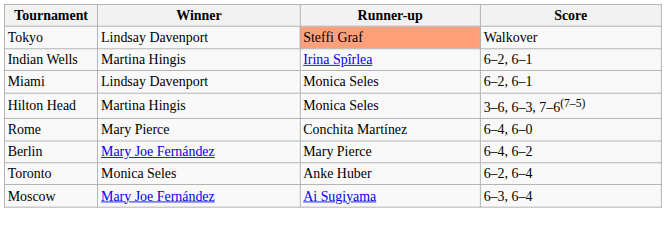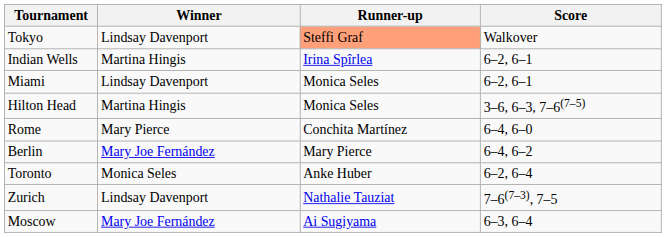+ row: (26, 197)
